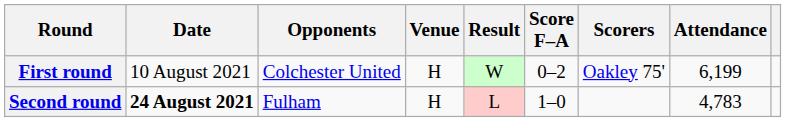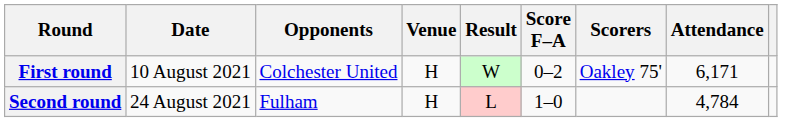(720, 71) 6,199 -> (717, 71) 6,171
(192, 101) bold -> (190, 101) normal
(720, 101) 4,783 -> (717, 101) 4,784
